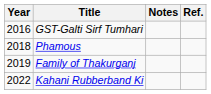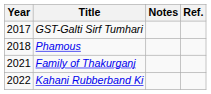(19, 30) 2016 -> (19, 30) 2017
(19, 64) 2019 -> (19, 64) 2021
